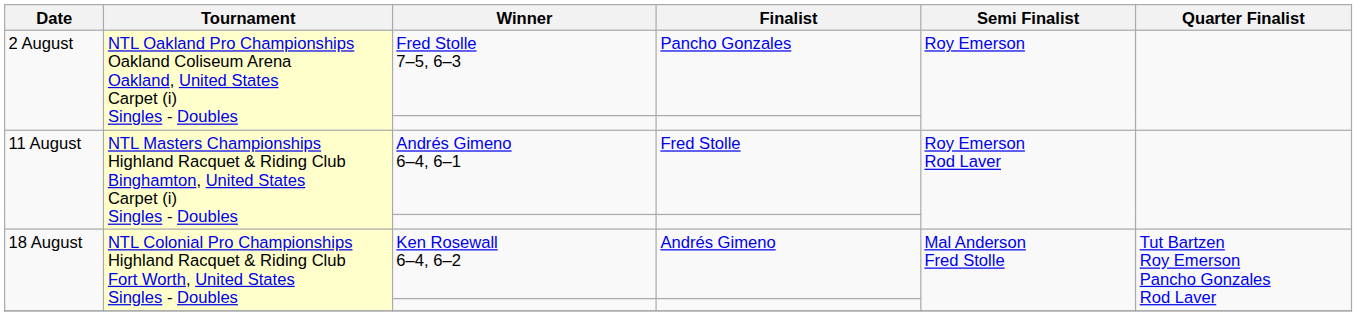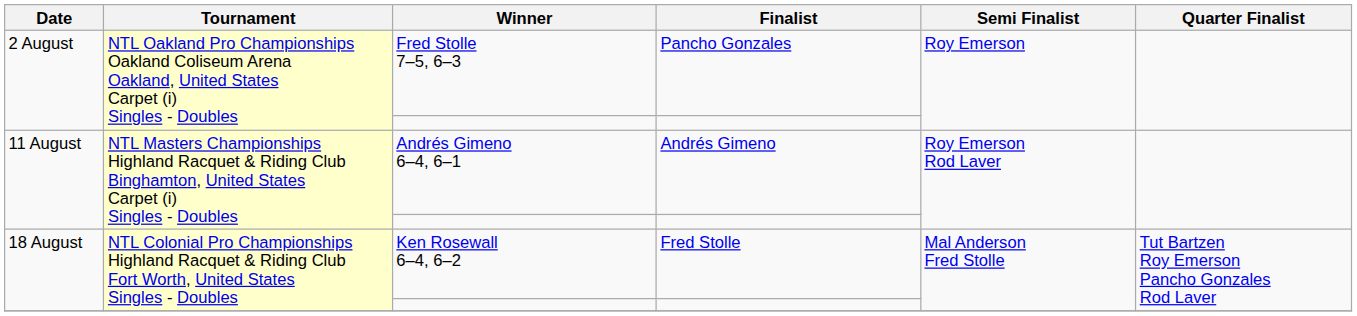(700, 143) Fred Stolle -> (718, 143) Andrés Gimeno
(718, 242) Andrés Gimeno -> (700, 242) Fred Stolle
